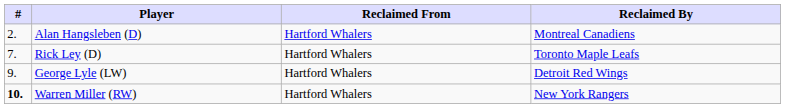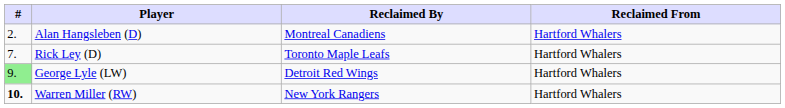columns swapped: (406, 14) <-> (656, 14)
(12, 73) no background -> (12, 73) lightgreen background
